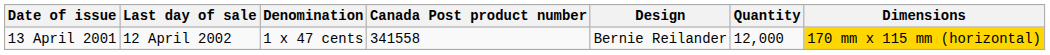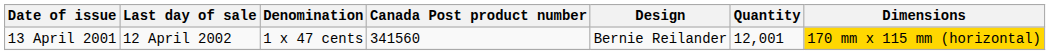(395, 39) 341558 -> (395, 39) 341560
(759, 39) 12,000 -> (759, 39) 12,001
